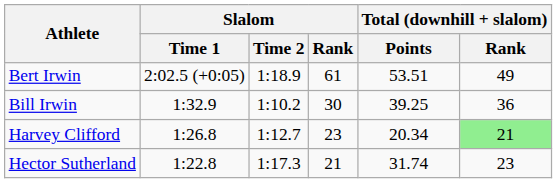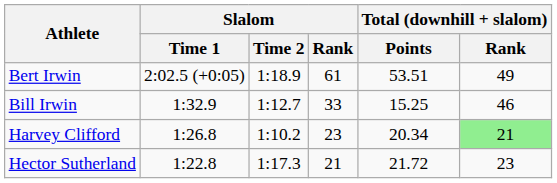(279, 105) 1:10.2 -> (279, 105) 1:12.7
(333, 105) 30 -> (333, 105) 33
(409, 105) 39.25 -> (409, 105) 15.25
(506, 105) 36 -> (506, 105) 46
(279, 134) 1:12.7 -> (279, 134) 1:10.2
(409, 162) 31.74 -> (409, 162) 21.72
